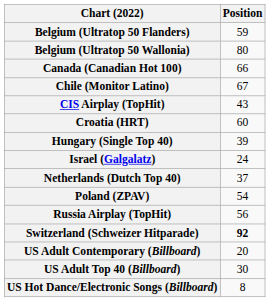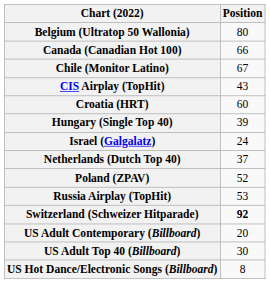- row: (112, 31)
(243, 196) 54 -> (243, 178) 52
(243, 214) 56 -> (243, 196) 53
